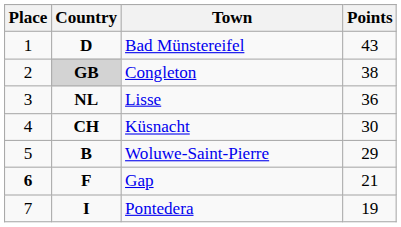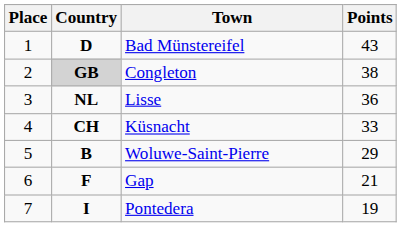(370, 126) 30 -> (370, 126) 33
(28, 180) bold -> (28, 180) normal
